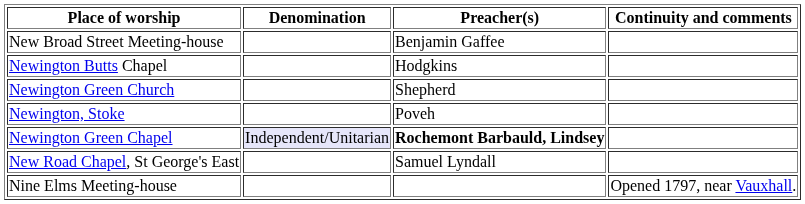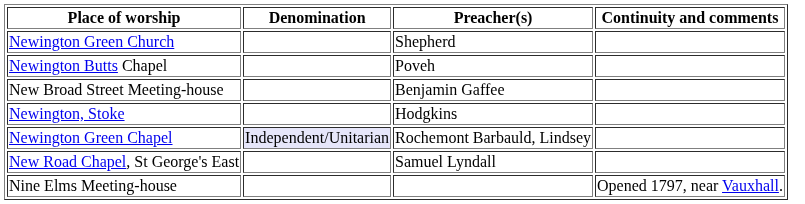rows swapped: (116, 42) <-> (92, 90)
(426, 66) Hodgkins -> (415, 66) Poveh
(415, 114) Poveh -> (426, 114) Hodgkins
(500, 138) bold -> (493, 138) normal
